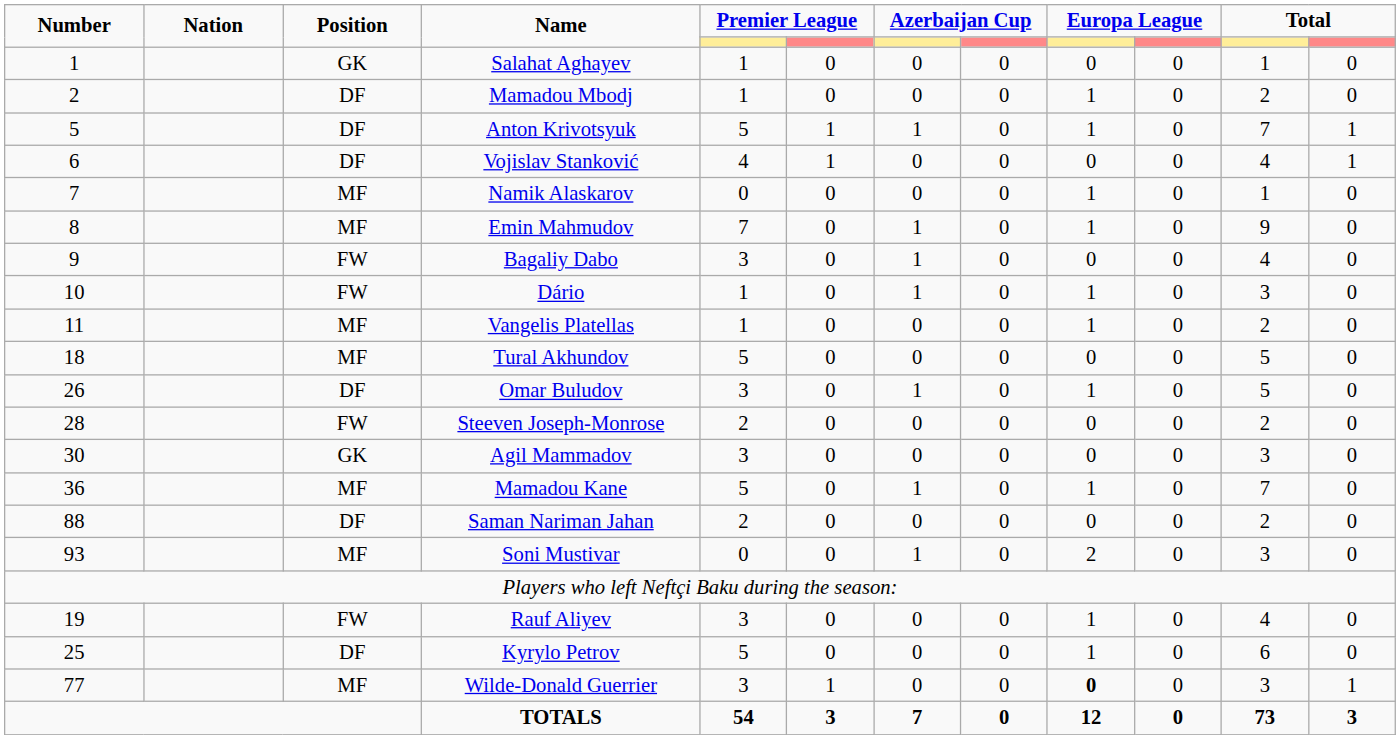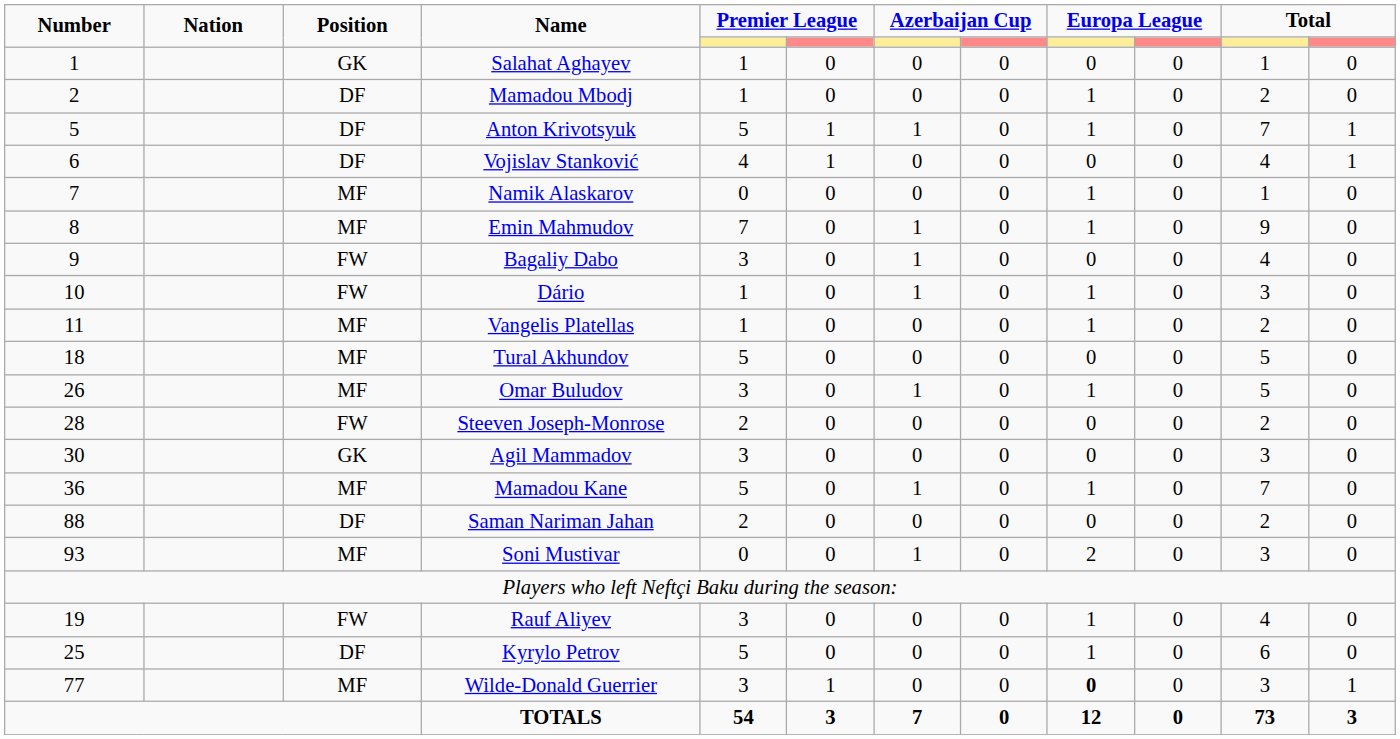(352, 390) DF -> (352, 390) MF
